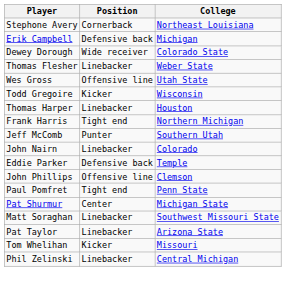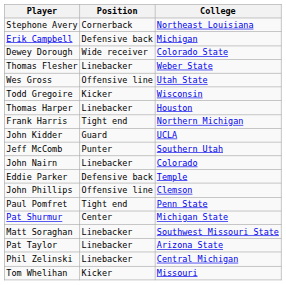+ row: (34, 135)
rows swapped: (37, 245) <-> (39, 259)
